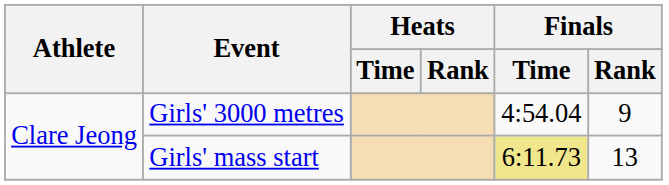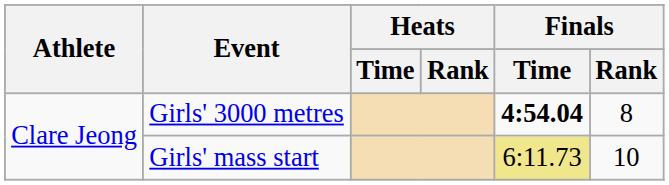(541, 114) normal -> (542, 114) bold
(625, 114) 9 -> (626, 114) 8
(625, 157) 13 -> (626, 157) 10
